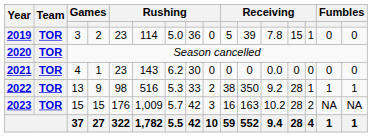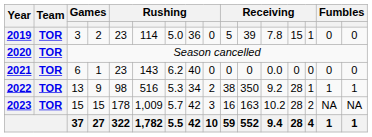(78, 70) 4 -> (78, 70) 6
(194, 70) 30 -> (194, 70) 40
(194, 88) 33 -> (194, 88) 34
(121, 105) 176 -> (121, 105) 178
